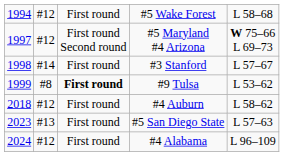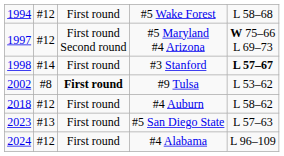(253, 65) normal -> (253, 65) bold
(19, 84) 1999 -> (19, 84) 2002
